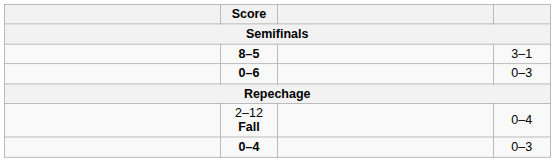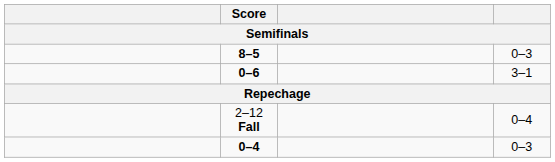(522, 53) 3–1 -> (522, 53) 0–3
(522, 73) 0–3 -> (522, 73) 3–1
